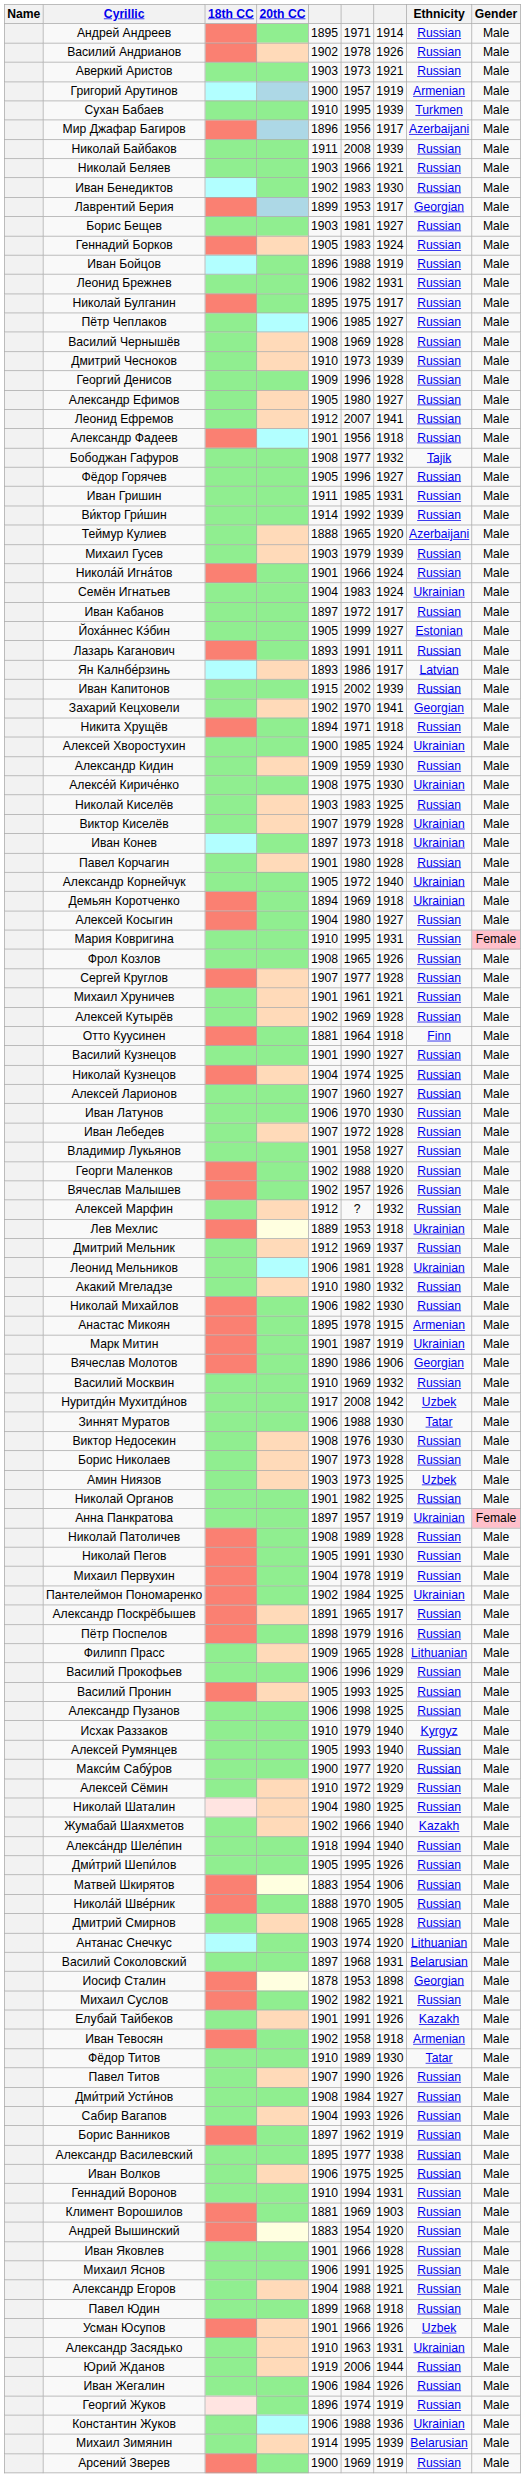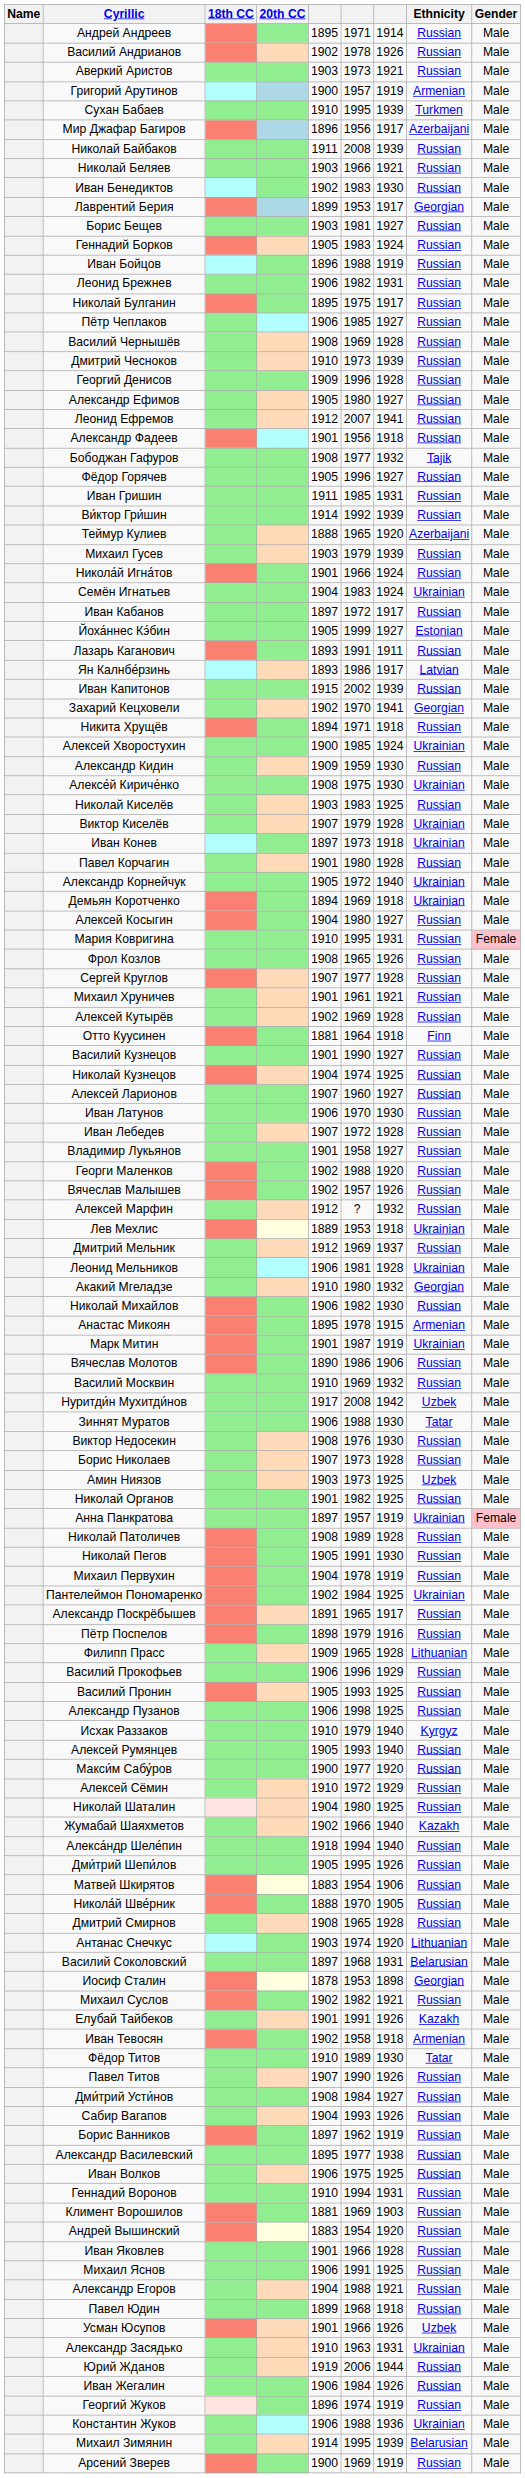(439, 1286) Russian -> (439, 1286) Georgian
(439, 1364) Georgian -> (439, 1364) Russian
